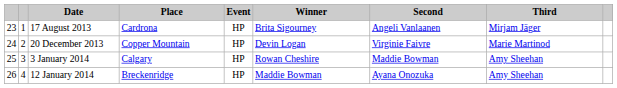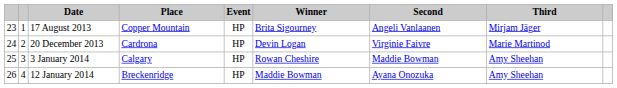(139, 27) Cardrona -> (156, 27) Copper Mountain
(156, 43) Copper Mountain -> (139, 43) Cardrona
